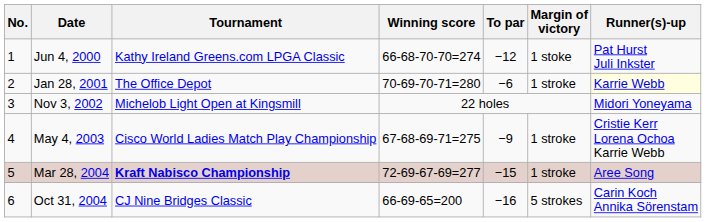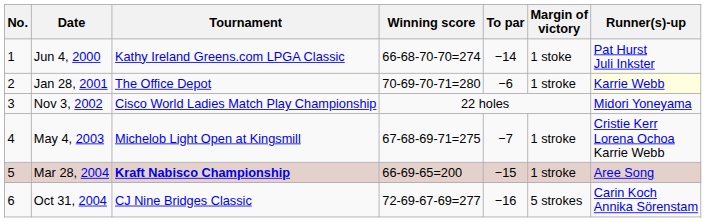(506, 56) −12 -> (506, 56) −14
(208, 104) Michelob Light Open at Kingsmill -> (246, 104) Cisco World Ladies Match Play Championship
(246, 138) Cisco World Ladies Match Play Championship -> (208, 138) Michelob Light Open at Kingsmill
(506, 138) −9 -> (506, 138) −7
(431, 173) 72-69-67-69=277 -> (422, 173) 66-69-65=200
(422, 200) 66-69-65=200 -> (431, 200) 72-69-67-69=277
